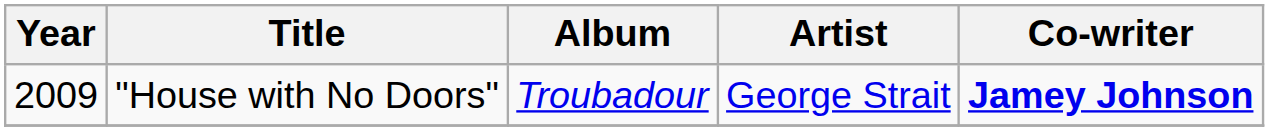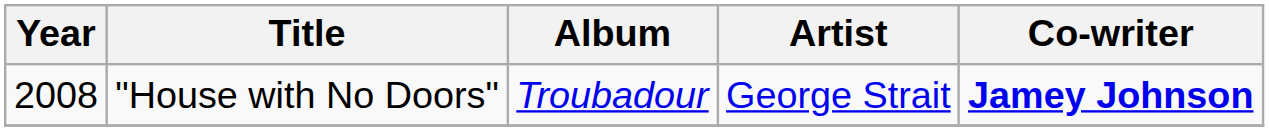(56, 94) 2009 -> (56, 94) 2008
